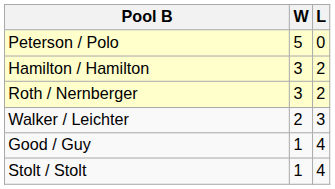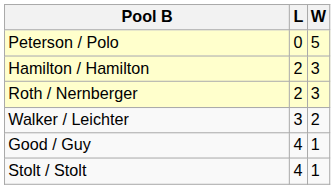columns swapped: (301, 17) <-> (321, 17)
